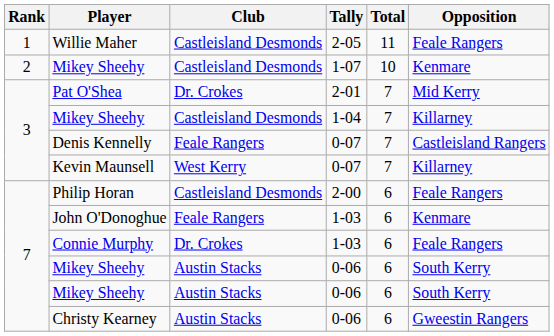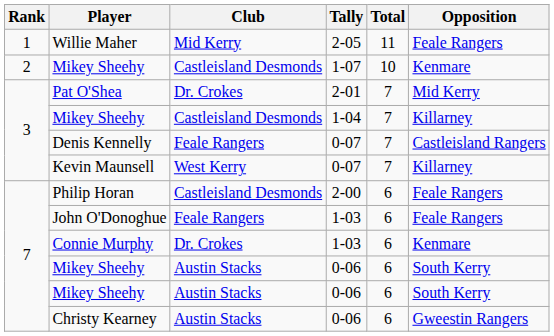(248, 42) Castleisland Desmonds -> (208, 42) Mid Kerry
(441, 218) Kenmare -> (458, 218) Feale Rangers
(458, 243) Feale Rangers -> (441, 243) Kenmare
